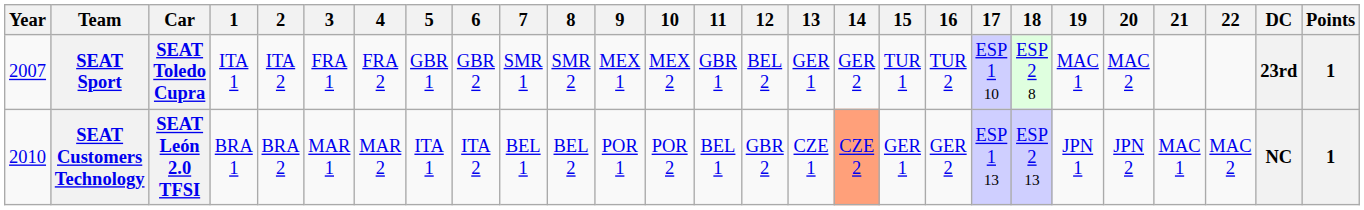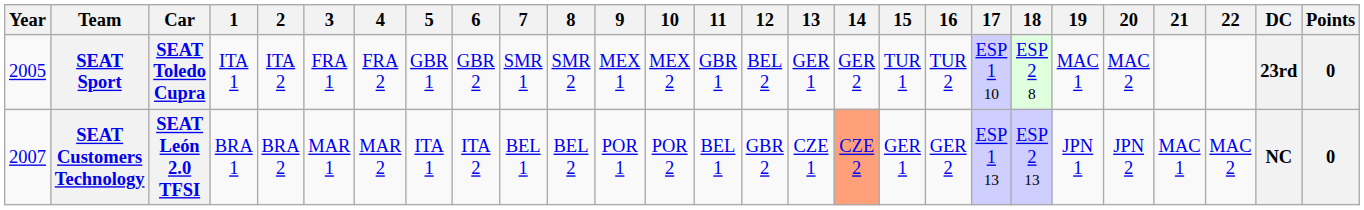(28, 71) 2007 -> (28, 71) 2005
(1331, 71) 1 -> (1331, 71) 0
(28, 156) 2010 -> (28, 156) 2007
(1331, 156) 1 -> (1331, 156) 0
